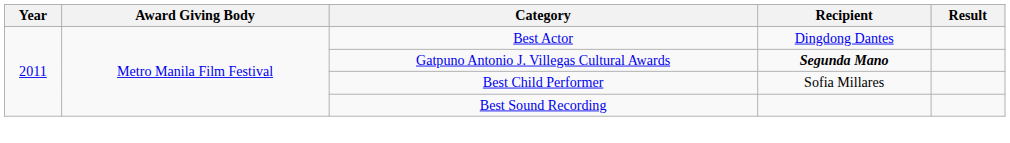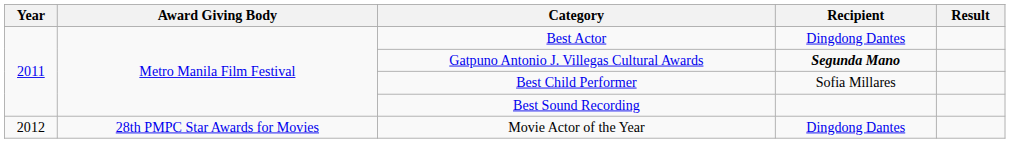+ row: (576, 127)
